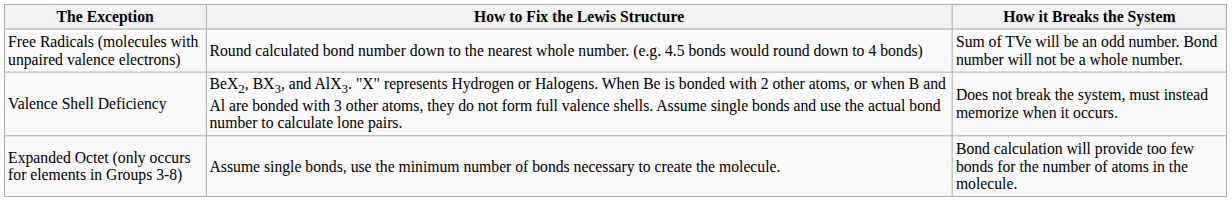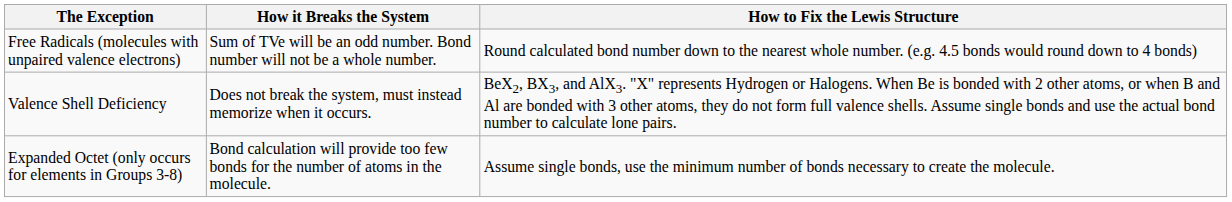columns swapped: (1089, 16) <-> (579, 16)
